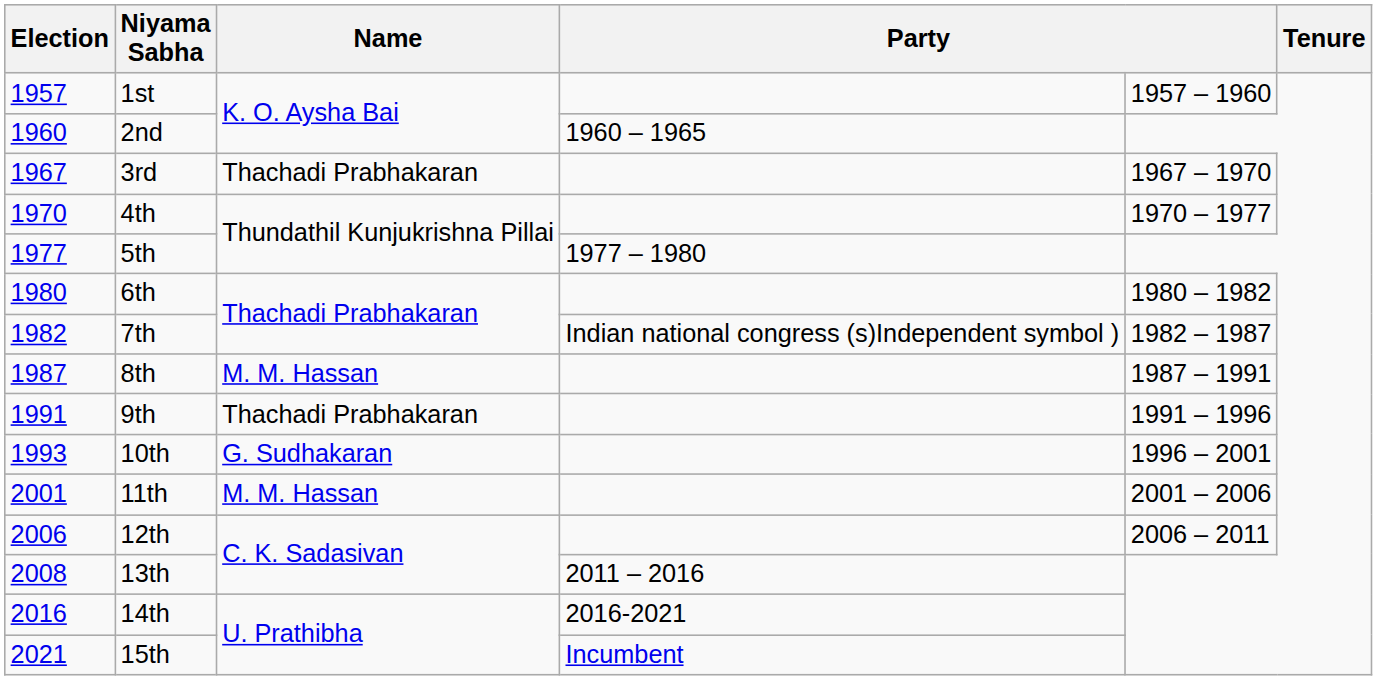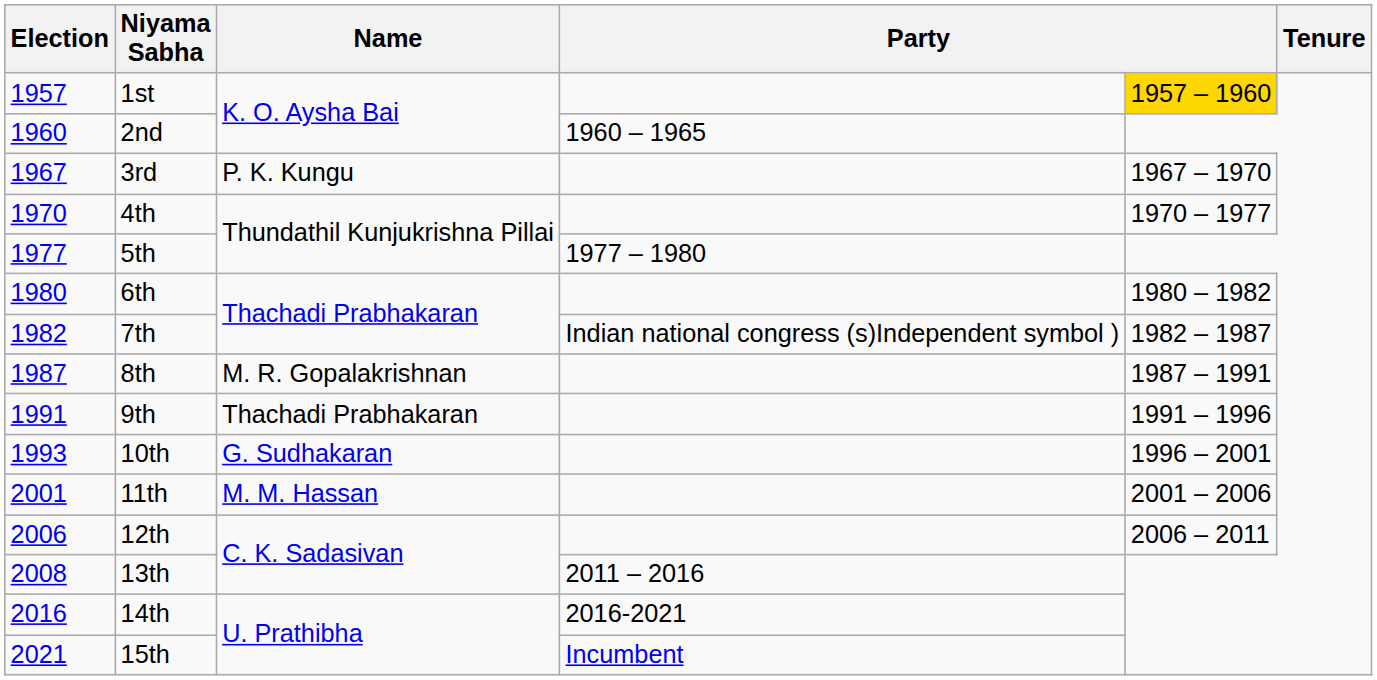(1201, 93) no background -> (1201, 93) gold background
(350, 173) Thachadi Prabhakaran -> (288, 173) P. K. Kungu
(300, 373) M. M. Hassan -> (344, 373) M. R. Gopalakrishnan
